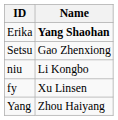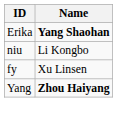- row: (20, 50)
(71, 106) normal -> (74, 87) bold
